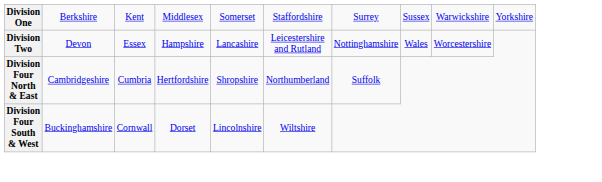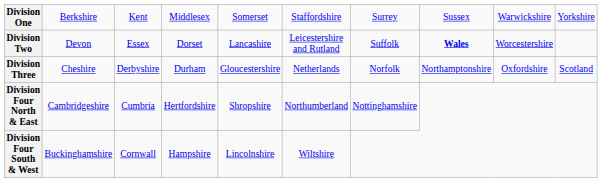(183, 43) Hampshire -> (190, 43) Dorset
(366, 43) Nottinghamshire -> (385, 43) Suffolk
(416, 43) normal -> (456, 43) bold
+ row: (23, 69)
(366, 80) Suffolk -> (385, 106) Nottinghamshire
(183, 127) Dorset -> (190, 154) Hampshire
